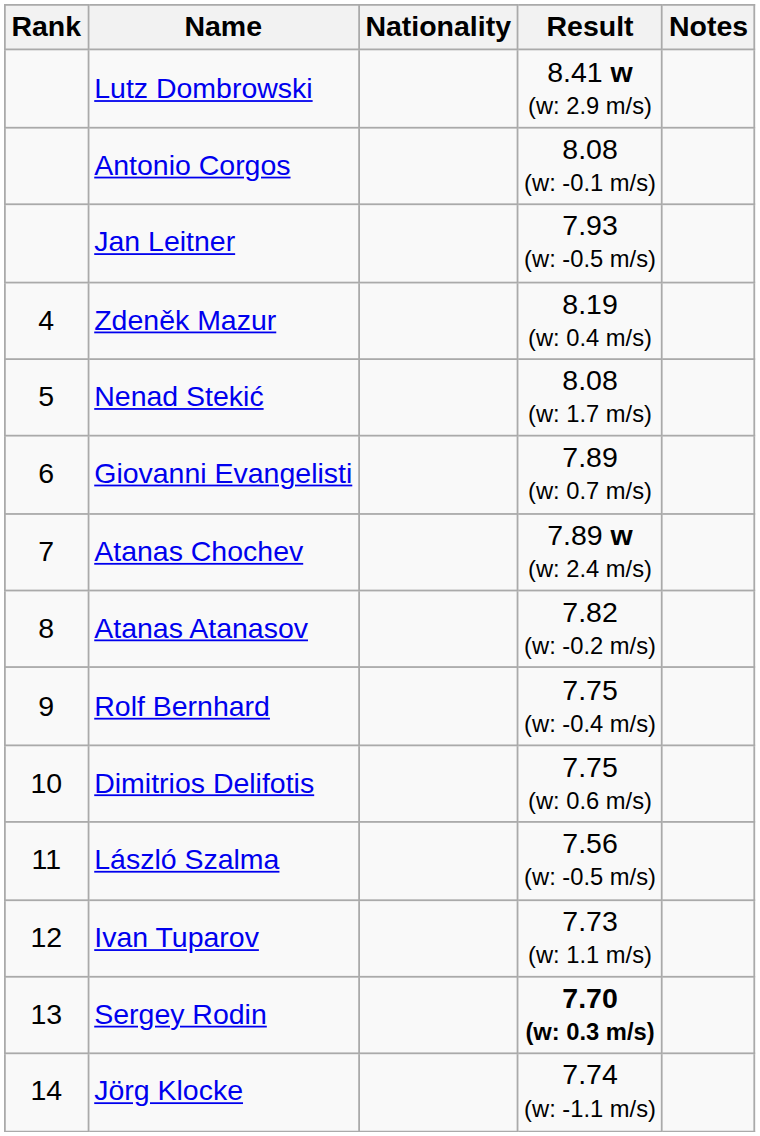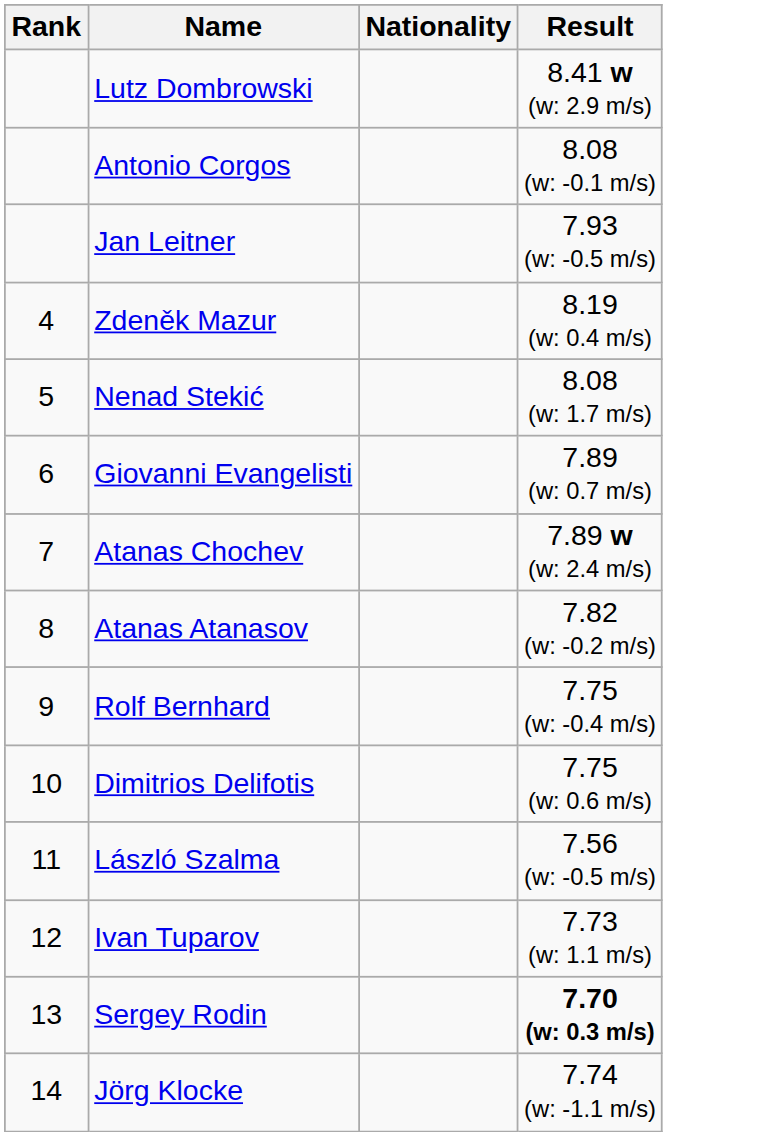- column: (709, 27)
